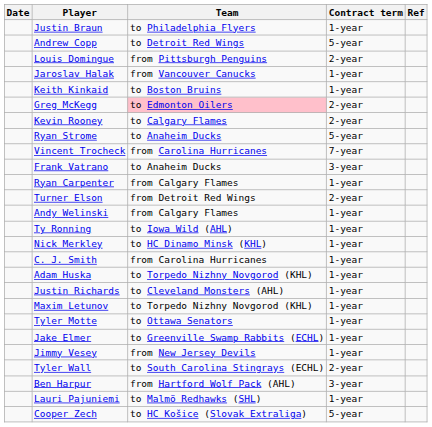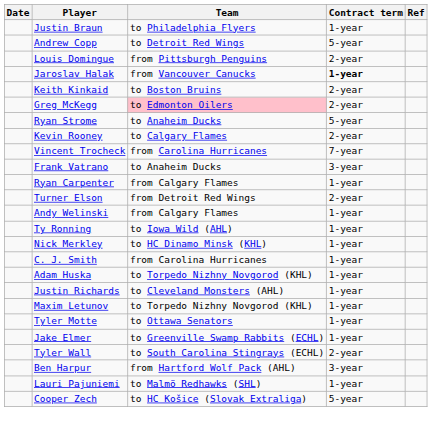(346, 74) normal -> (346, 74) bold
(346, 89) 1-year -> (346, 89) 2-year
rows swapped: (68, 120) <-> (65, 136)
- row: (65, 352)
